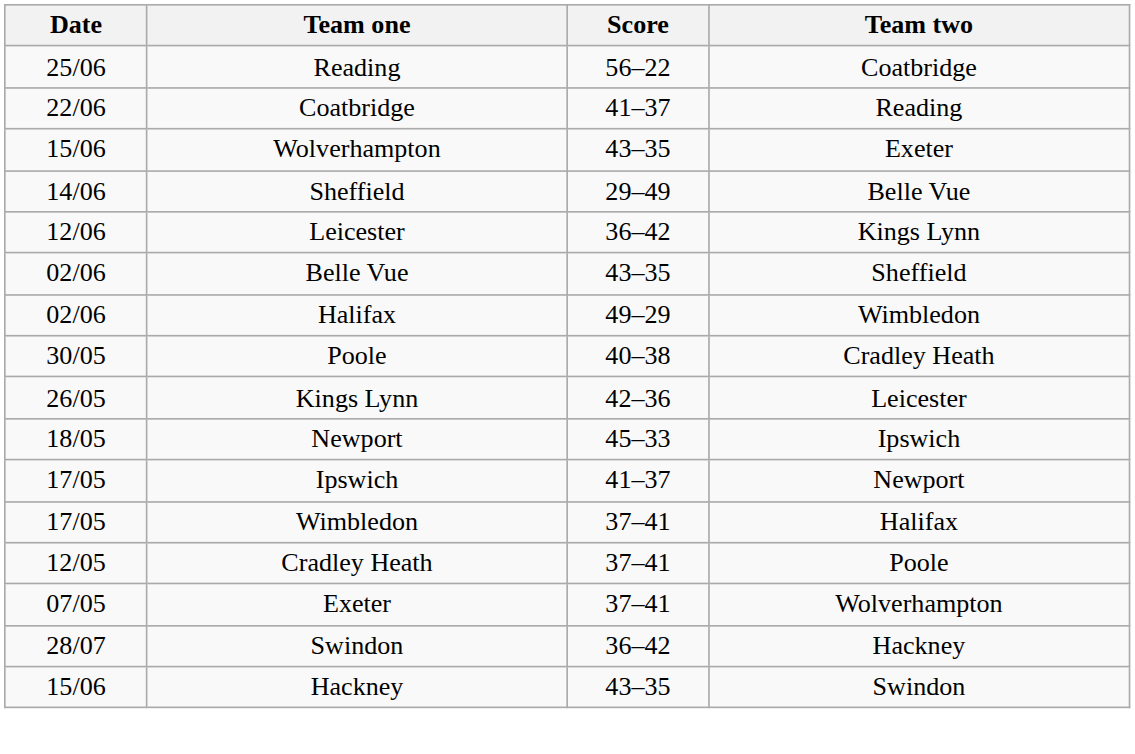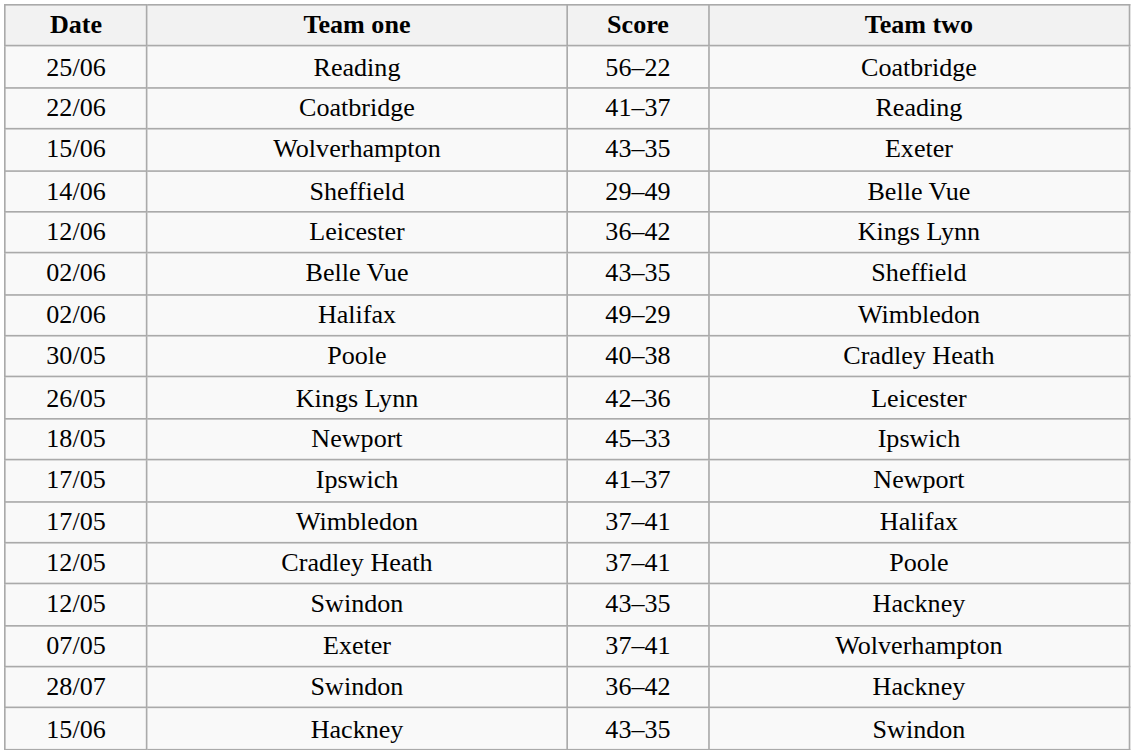+ row: (76, 604)
